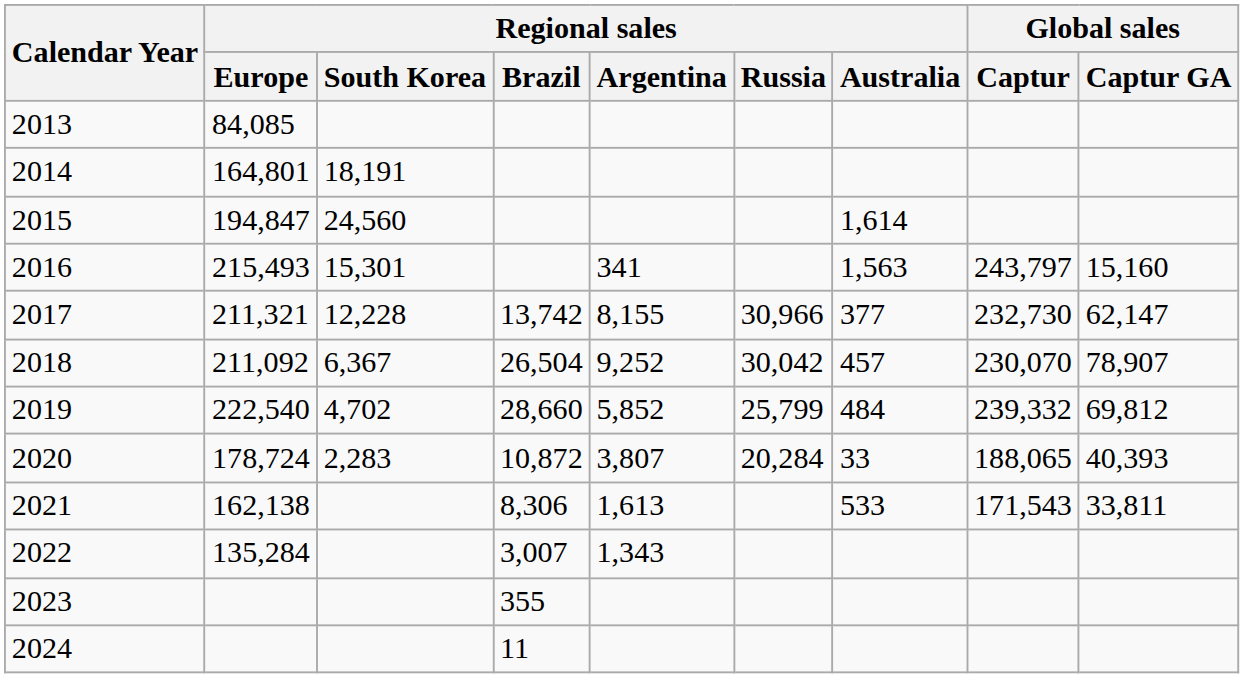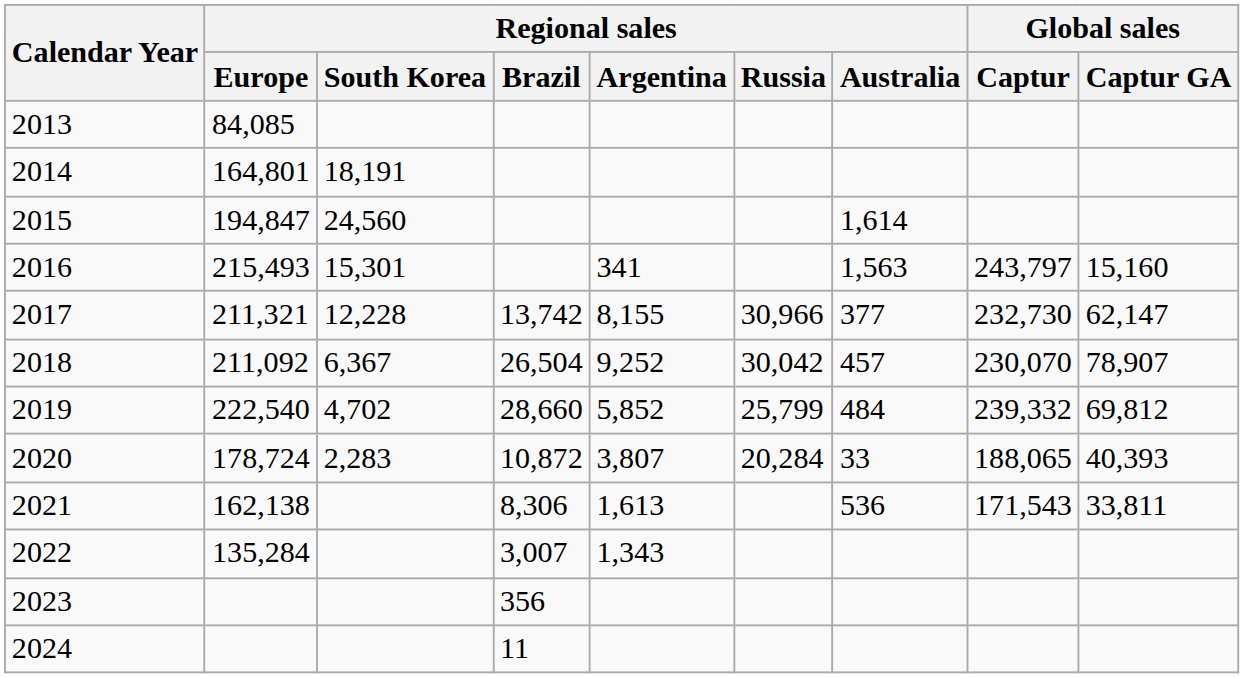(862, 505) 533 -> (862, 505) 536
(523, 600) 355 -> (523, 600) 356
